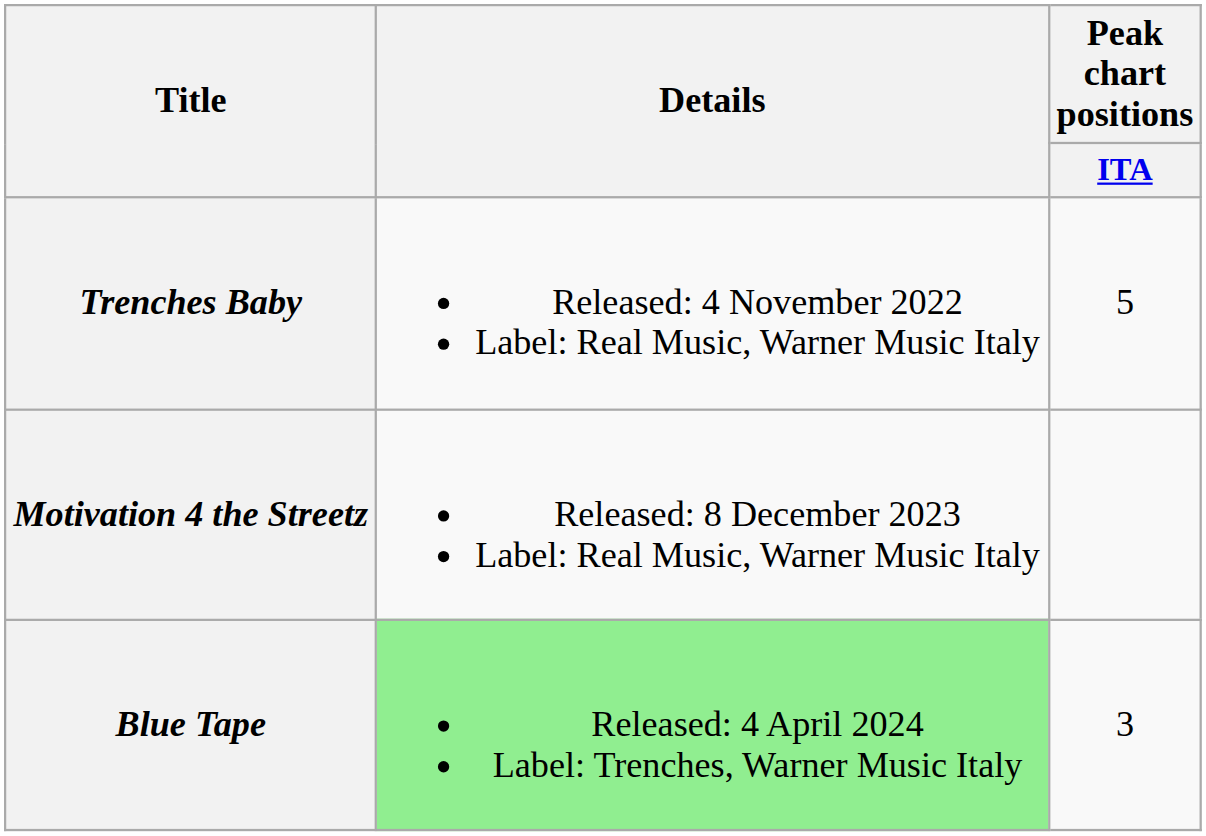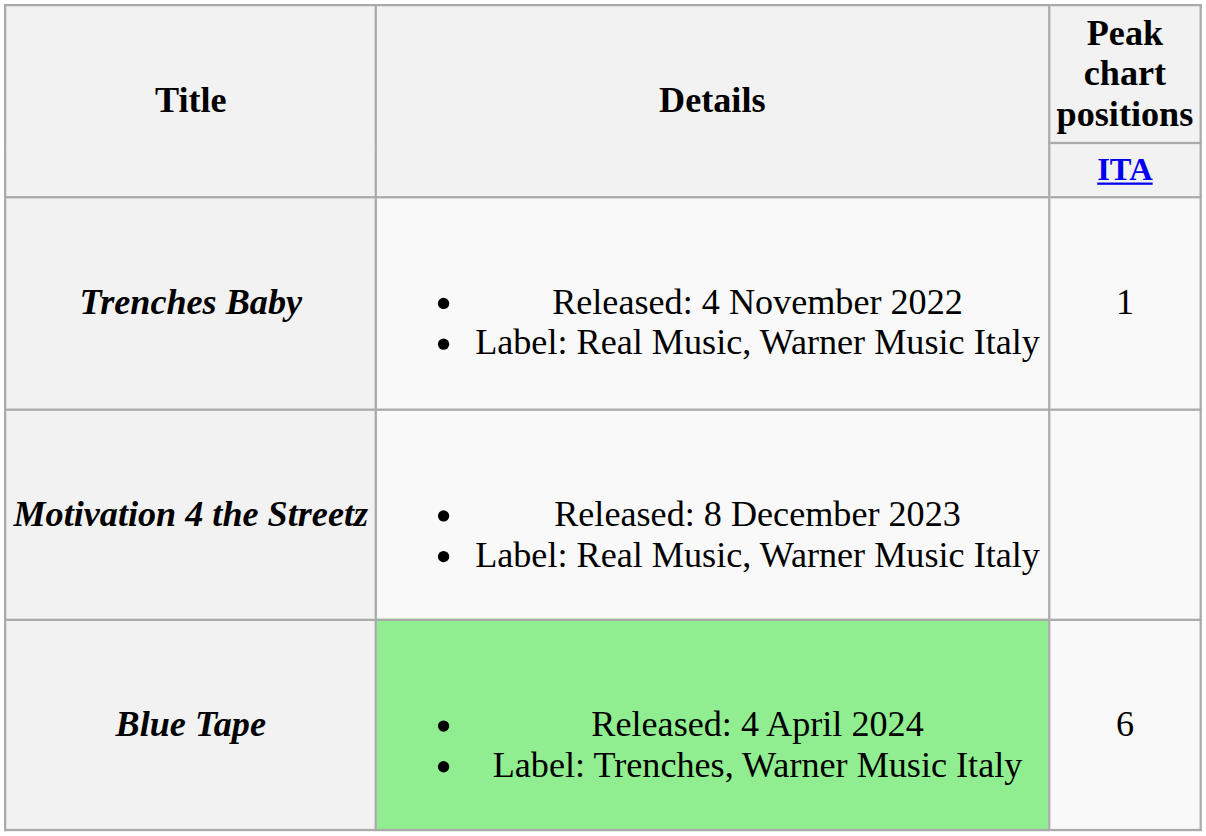(1125, 302) 5 -> (1125, 302) 1
(1125, 724) 3 -> (1125, 724) 6
